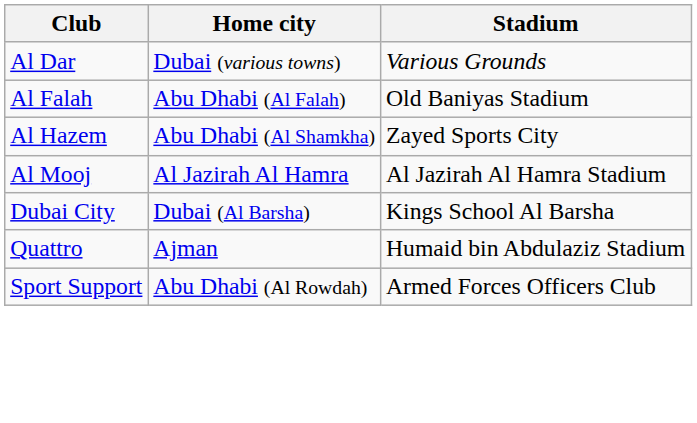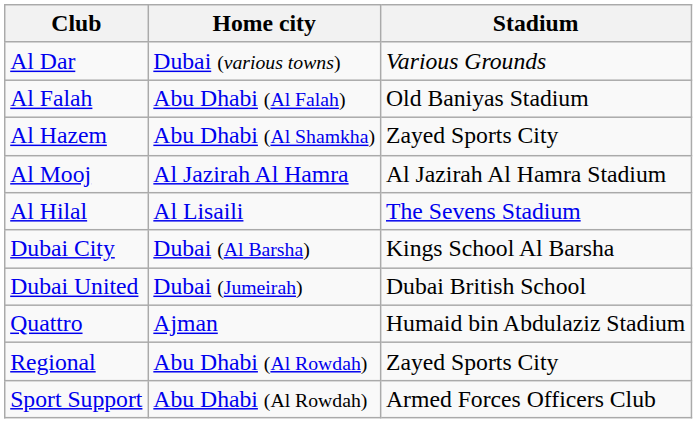+ row: (49, 211)
+ row: (74, 286)
+ row: (53, 361)
